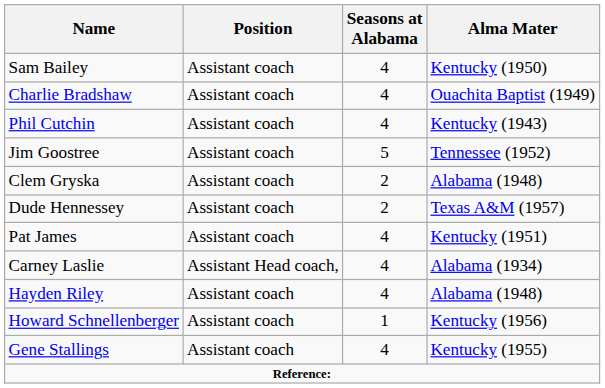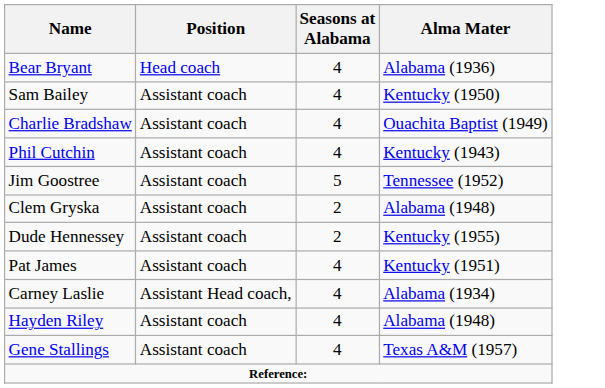+ row: (50, 67)
(497, 208) Texas A&M (1957) -> (442, 237) Kentucky (1955)
- row: (94, 321)
(489, 350) Kentucky (1955) -> (450, 350) Texas A&M (1957)
